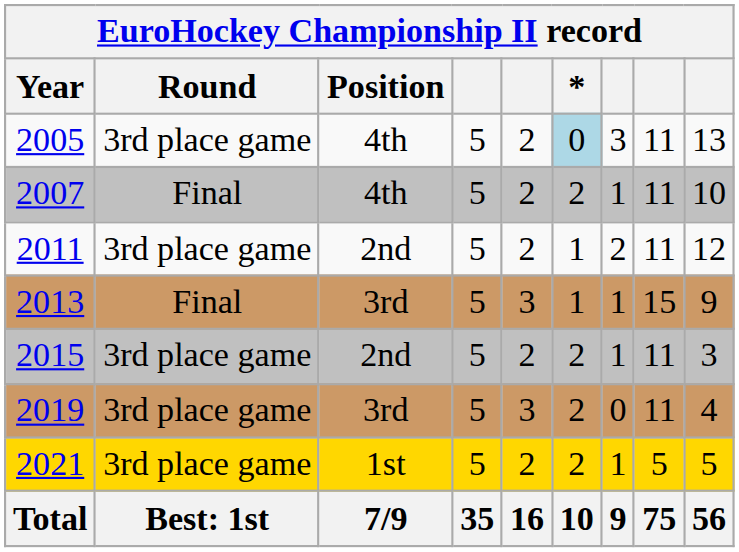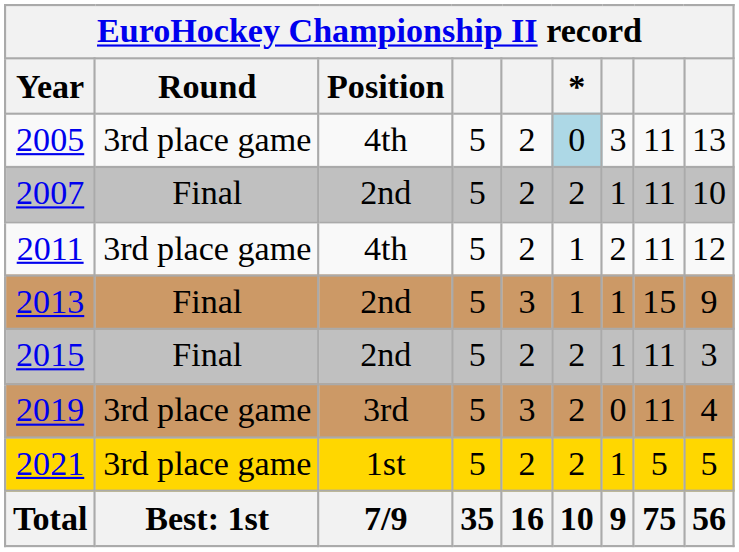(386, 193) 4th -> (386, 193) 2nd
(386, 247) 2nd -> (386, 247) 4th
(386, 301) 3rd -> (386, 301) 2nd
(207, 355) 3rd place game -> (207, 355) Final
